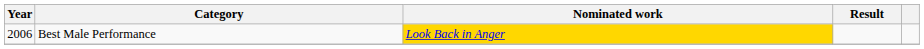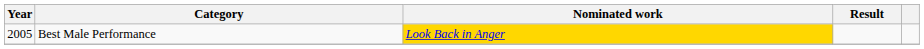(20, 34) 2006 -> (20, 34) 2005
